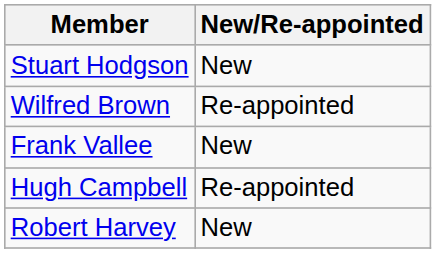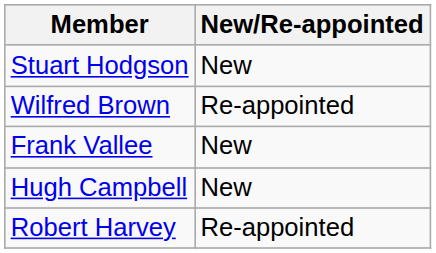(277, 187) Re-appointed -> (226, 187) New
(226, 227) New -> (277, 227) Re-appointed
